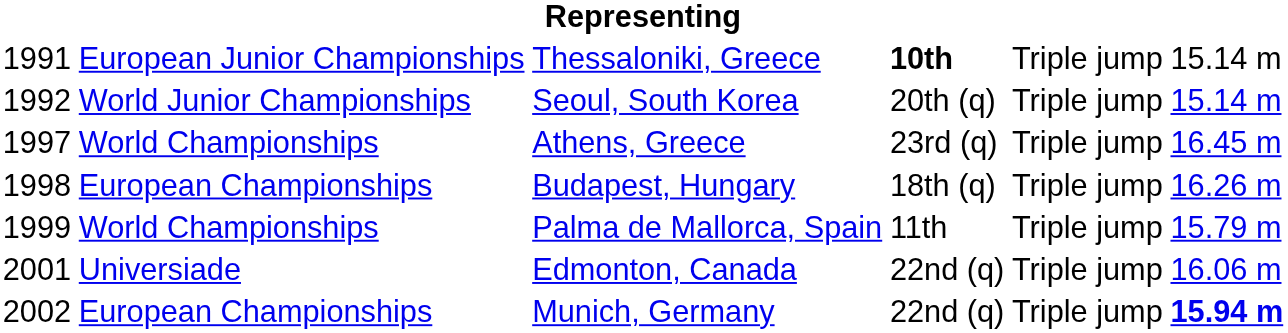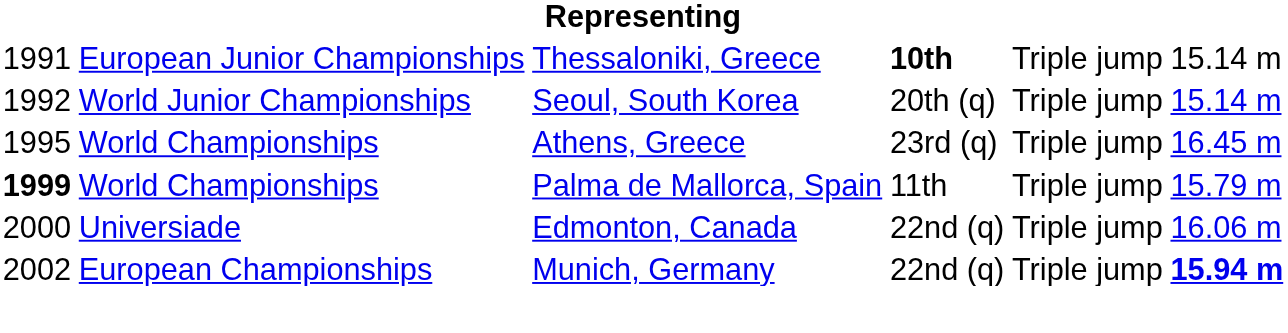(37, 143) 1997 -> (37, 143) 1995
- row: (664, 185)
(37, 227) normal -> (37, 185) bold
(37, 270) 2001 -> (37, 227) 2000
